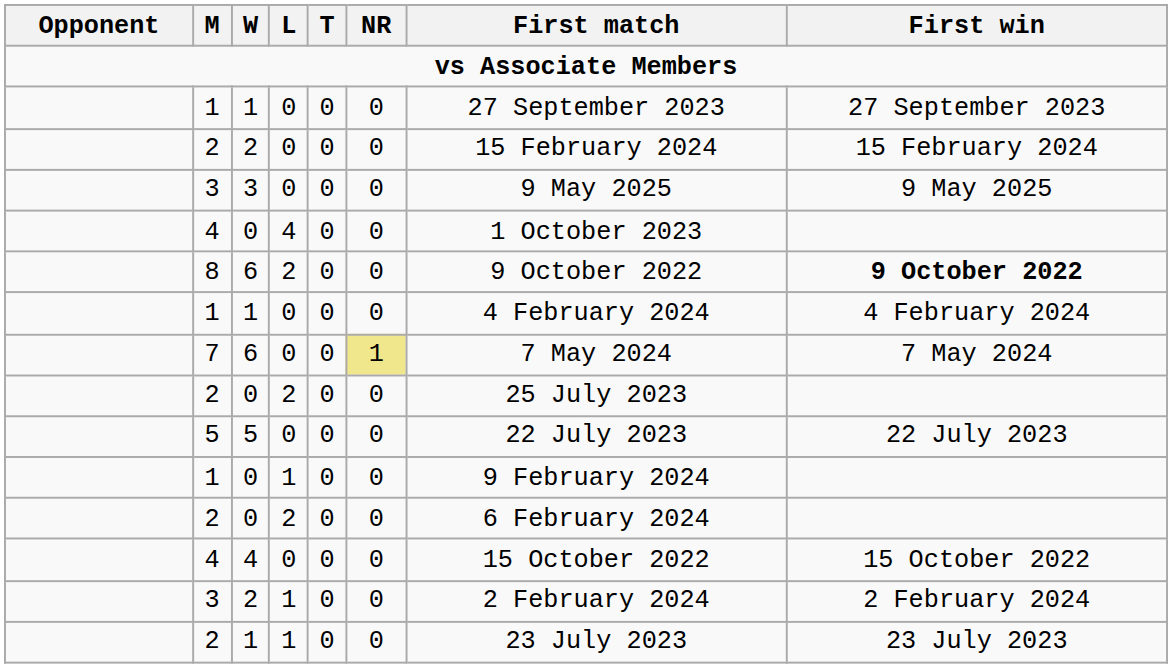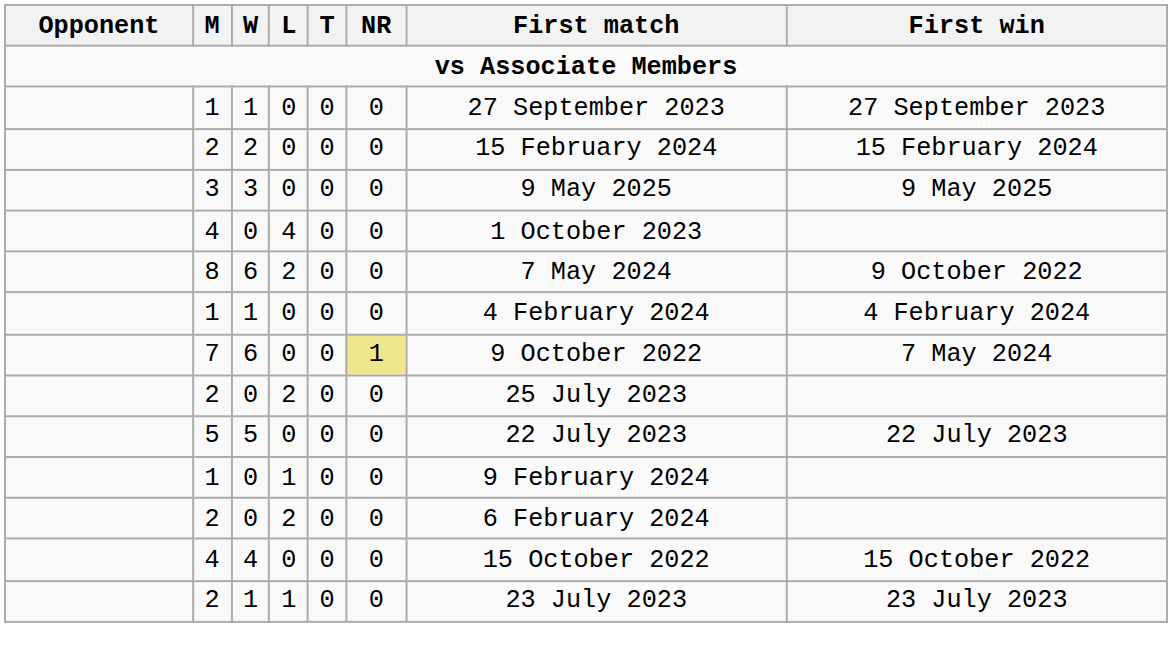(596, 272) 9 October 2022 -> (596, 272) 7 May 2024
(977, 272) bold -> (977, 272) normal
(596, 354) 7 May 2024 -> (596, 354) 9 October 2022
- row: (212, 601)
